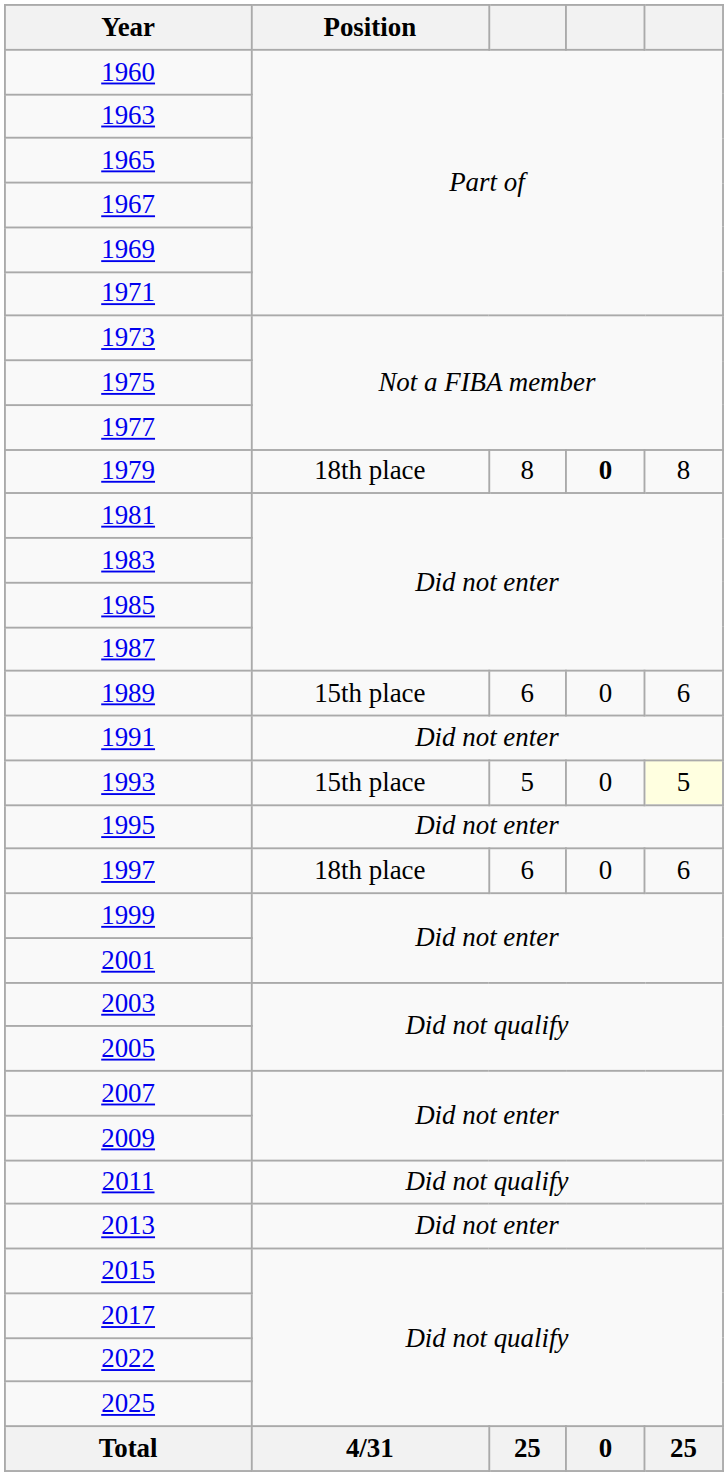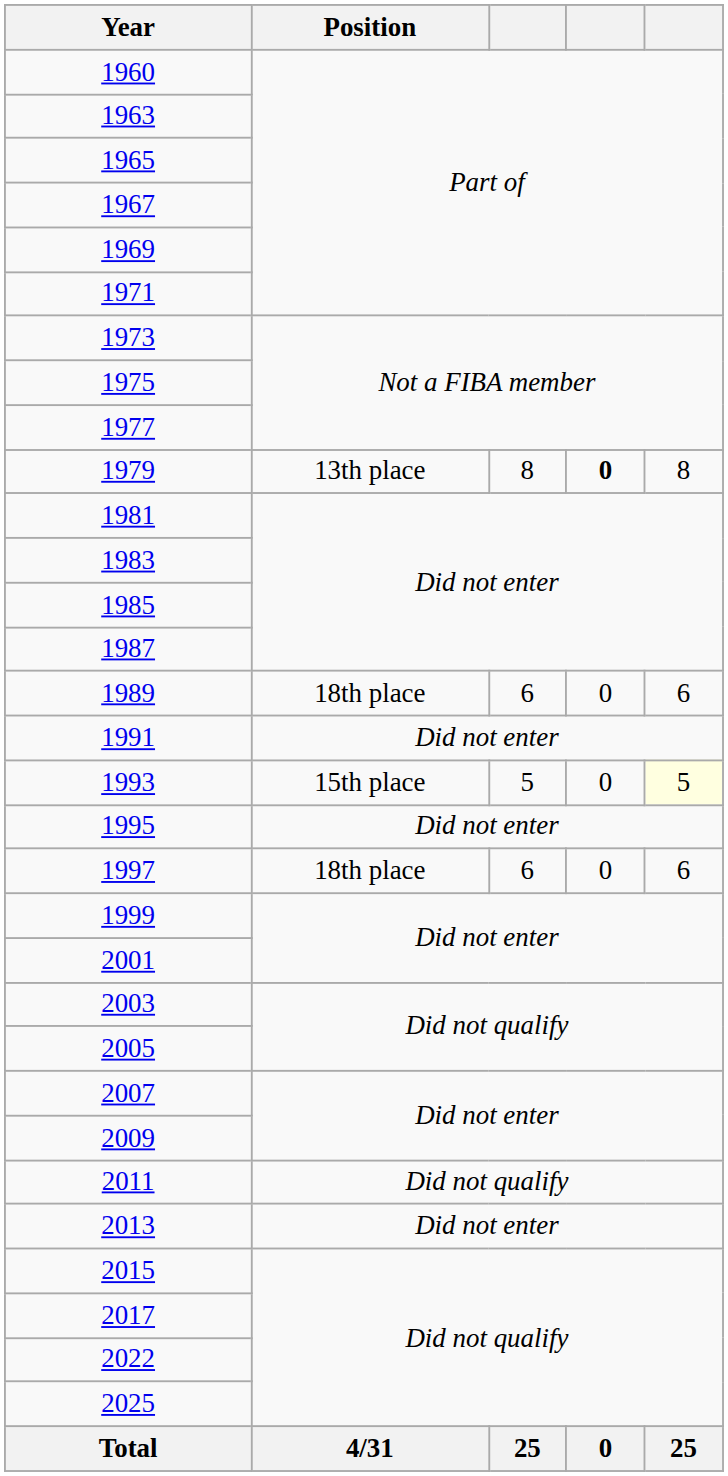(370, 471) 18th place -> (370, 471) 13th place
(370, 693) 15th place -> (370, 693) 18th place
